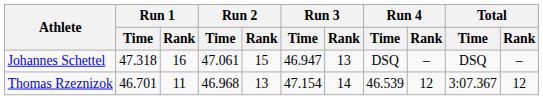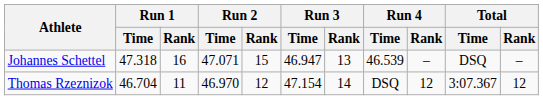(220, 61) 47.061 -> (220, 61) 47.071
(385, 61) DSQ -> (385, 61) 46.539
(138, 83) 46.701 -> (138, 83) 46.704
(220, 83) 46.968 -> (220, 83) 46.970
(262, 83) 13 -> (262, 83) 12
(385, 83) 46.539 -> (385, 83) DSQ
